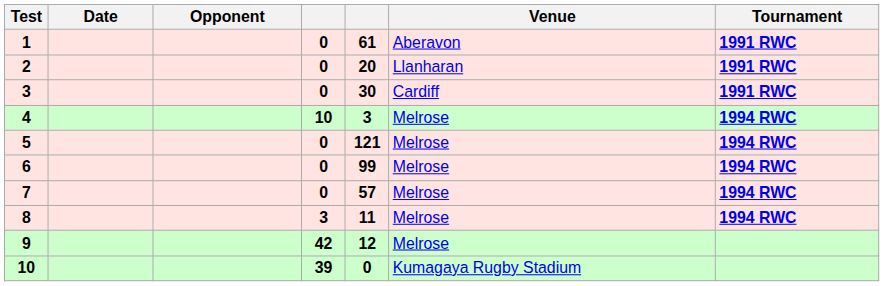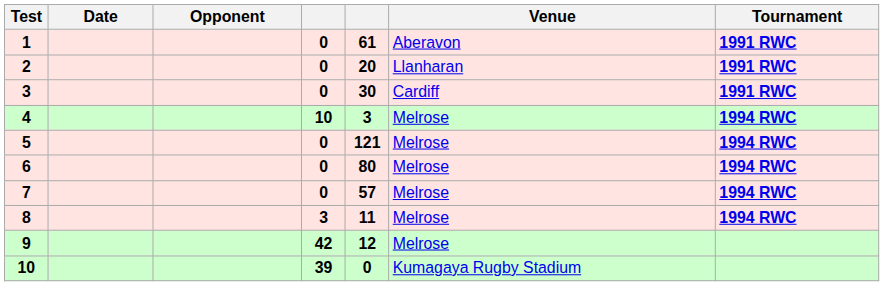(367, 167) 99 -> (367, 167) 80
